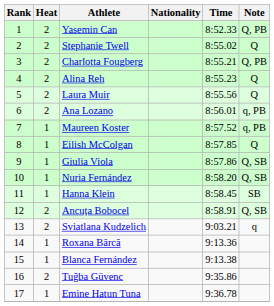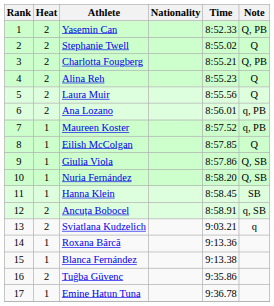(254, 210) Q, SB -> (254, 210) q, SB
